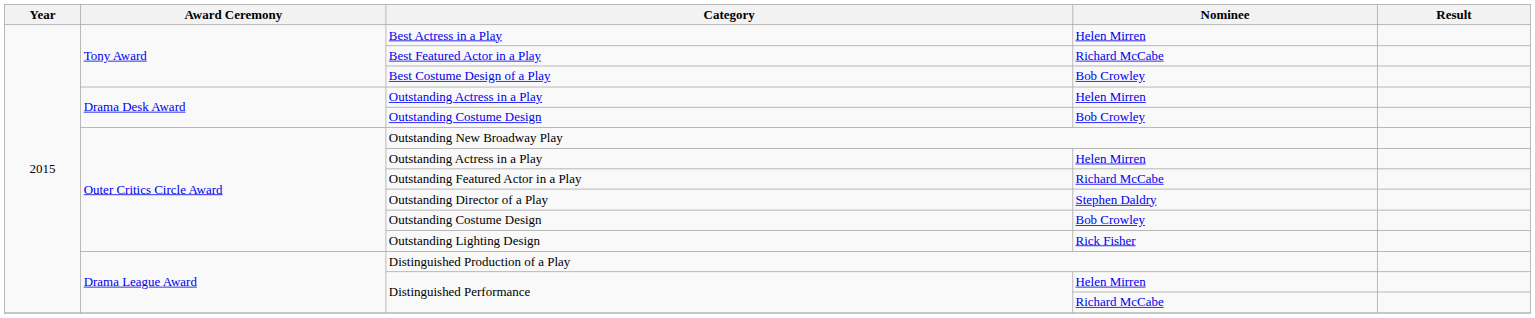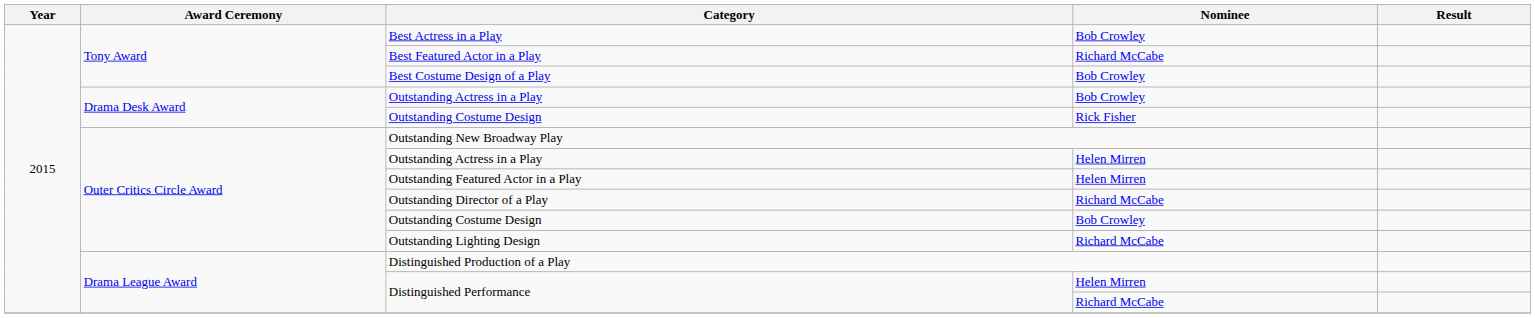(1111, 35) Helen Mirren -> (1110, 35) Bob Crowley
(1111, 96) Helen Mirren -> (1110, 96) Bob Crowley
(1110, 117) Bob Crowley -> (1106, 117) Rick Fisher
(1120, 179) Richard McCabe -> (1111, 179) Helen Mirren
(1116, 199) Stephen Daldry -> (1120, 199) Richard McCabe
(1106, 240) Rick Fisher -> (1120, 240) Richard McCabe
